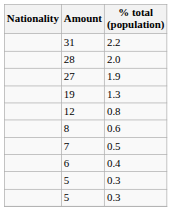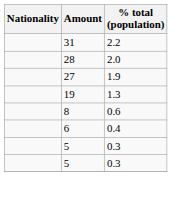- row: (69, 111)
- row: (67, 146)
